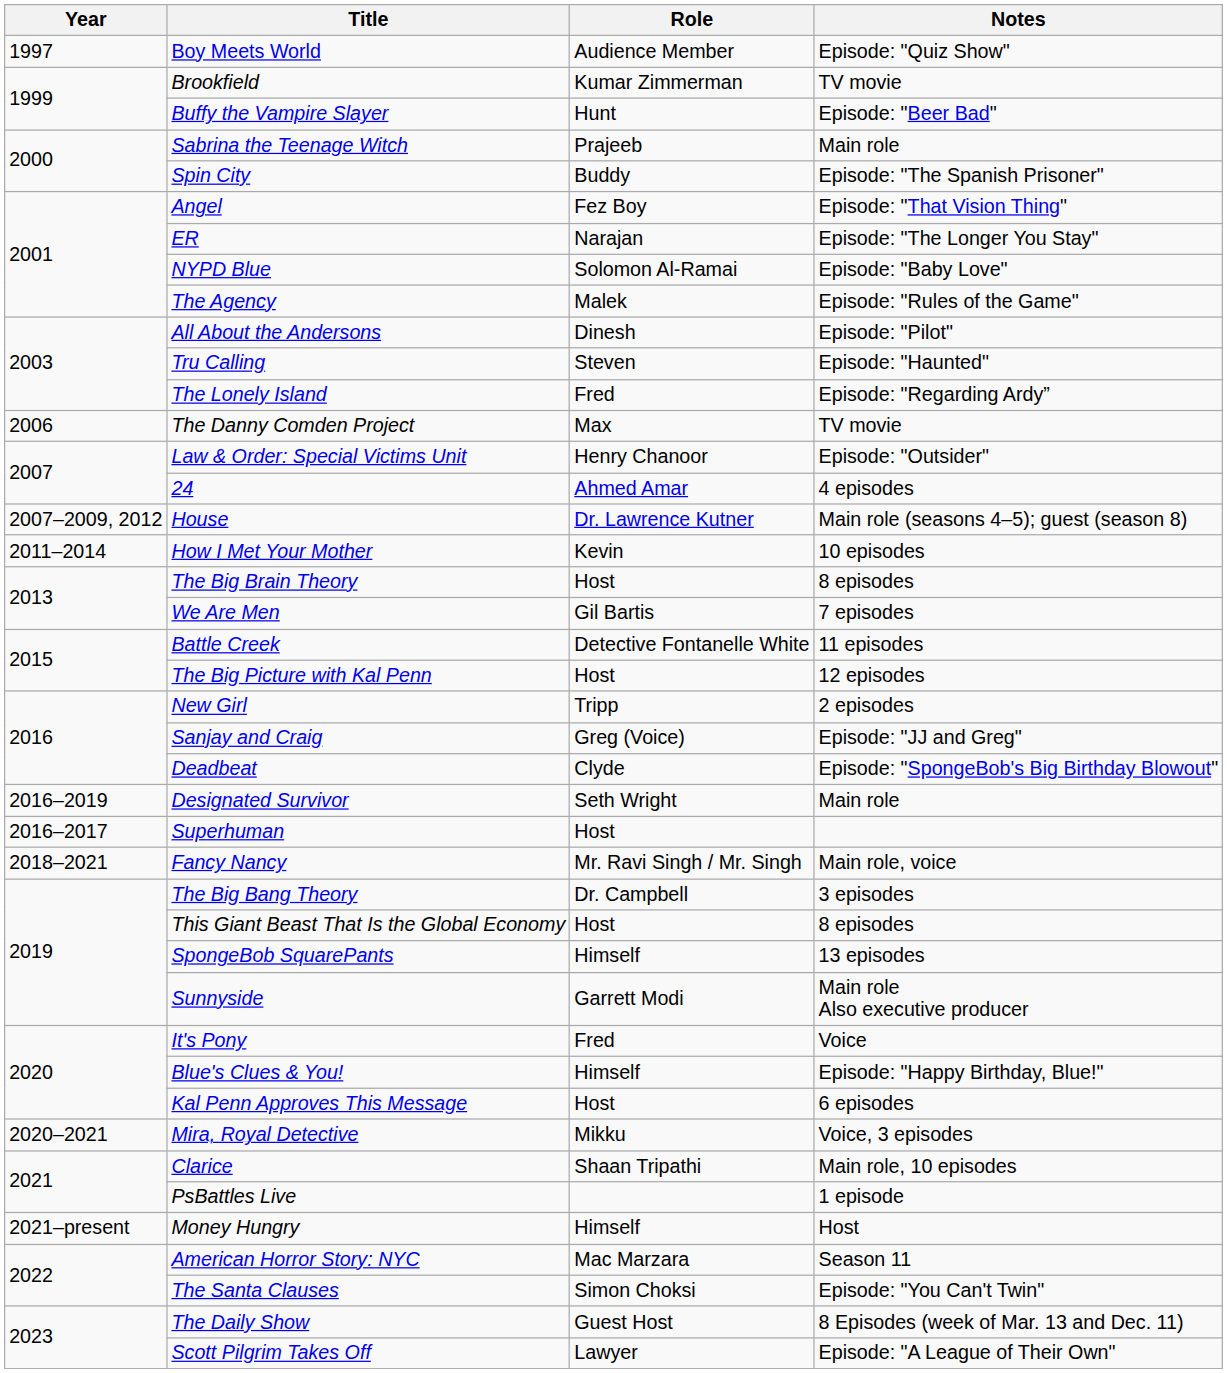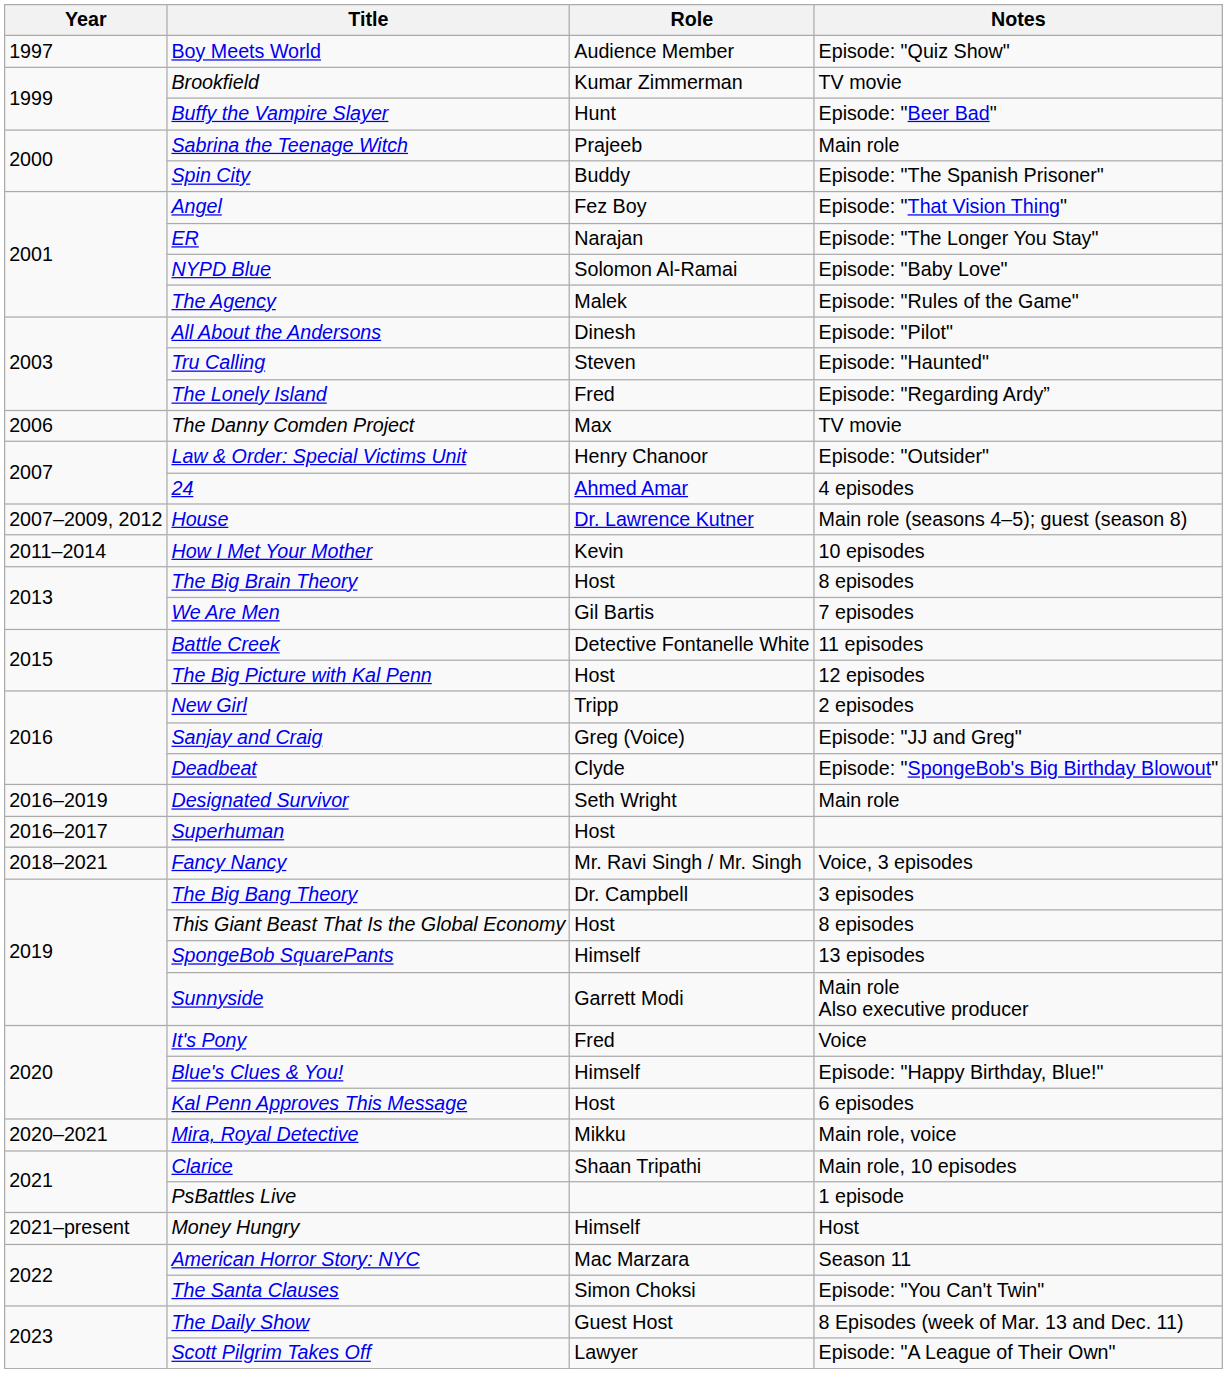(887, 862) Main role, voice -> (896, 862) Voice, 3 episodes
(896, 1134) Voice, 3 episodes -> (887, 1134) Main role, voice
